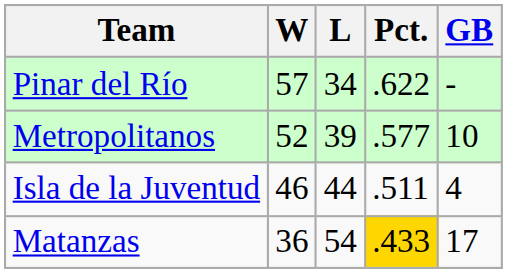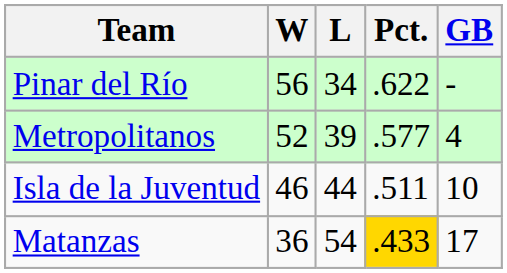(292, 83) 57 -> (292, 83) 56
(462, 135) 10 -> (454, 135) 4
(454, 188) 4 -> (462, 188) 10
